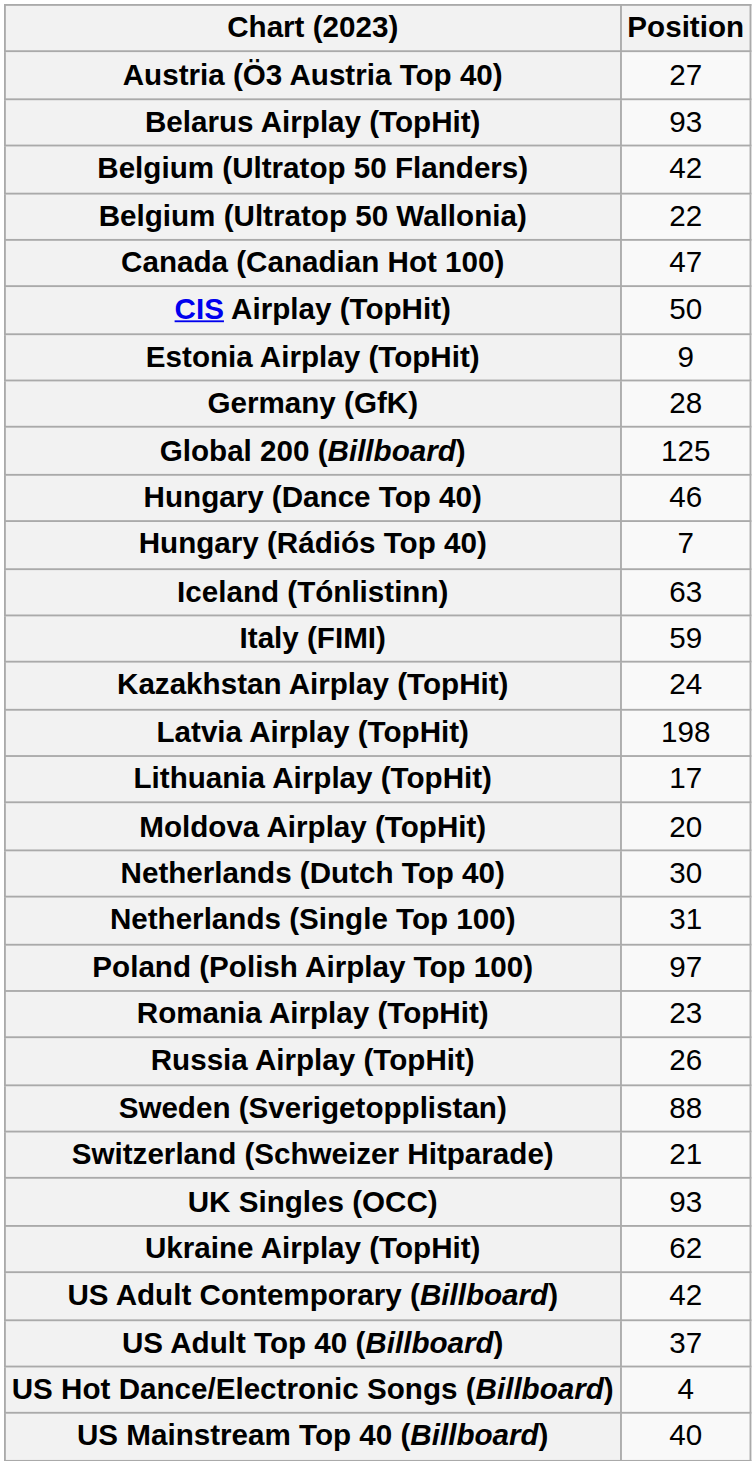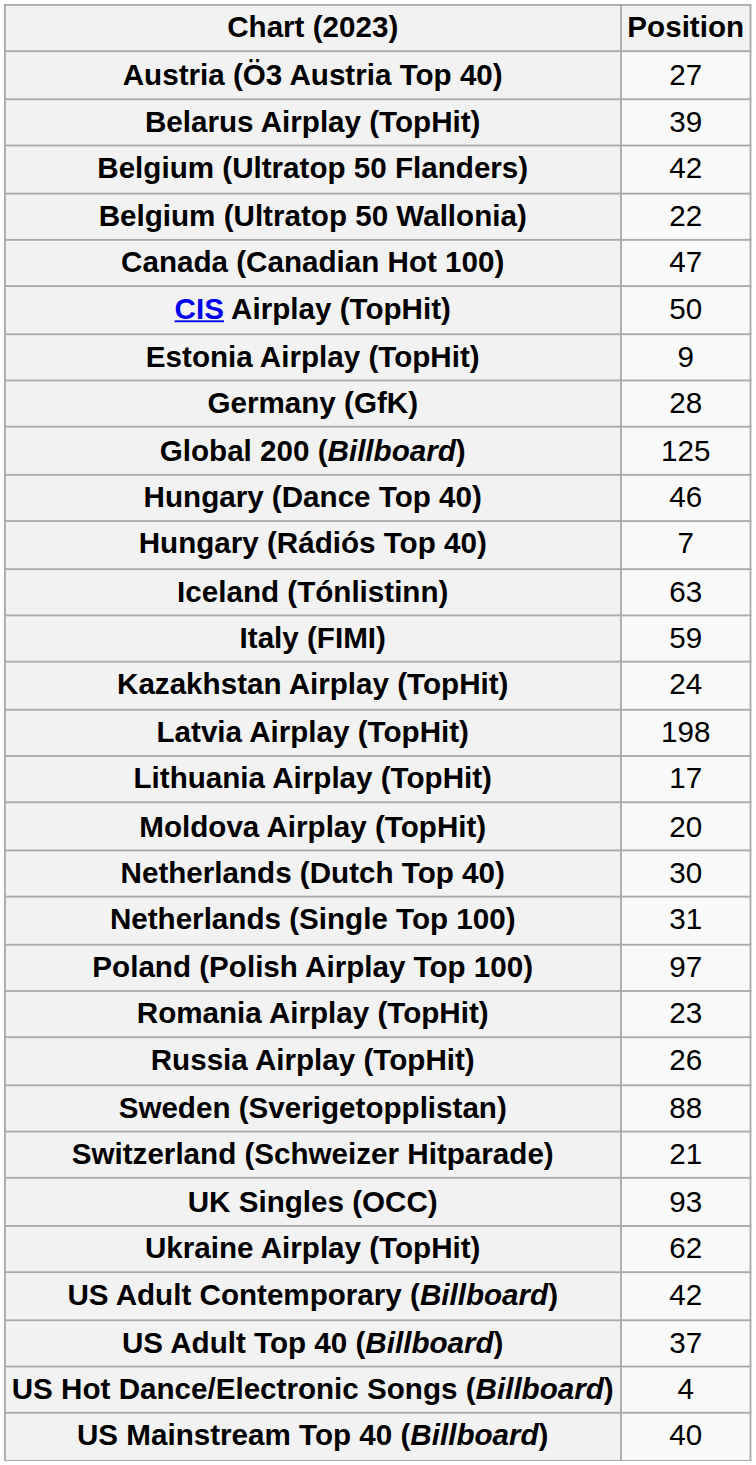(686, 121) 93 -> (686, 121) 39
